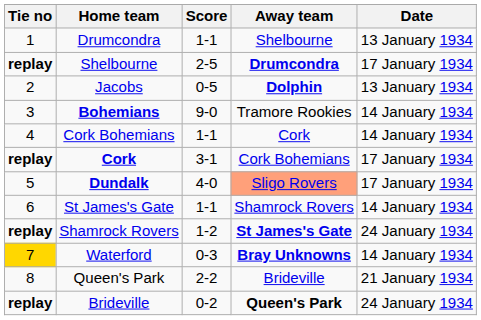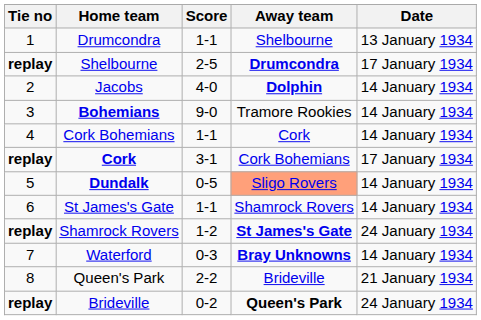(207, 87) 0-5 -> (207, 87) 4-0
(417, 87) 13 January 1934 -> (417, 87) 14 January 1934
(207, 183) 4-0 -> (207, 183) 0-5
(417, 183) 17 January 1934 -> (417, 183) 14 January 1934
(30, 254) gold background -> (30, 254) no background
